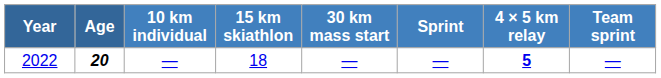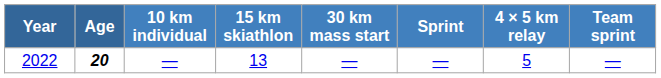(258, 60) 18 -> (258, 60) 13
(527, 60) bold -> (527, 60) normal
